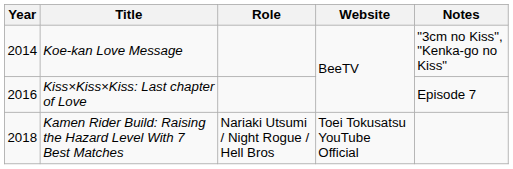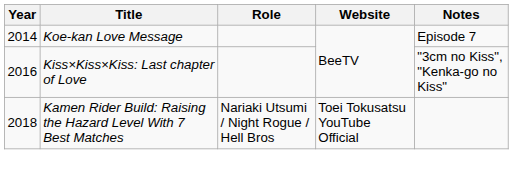(460, 51) "3cm no Kiss", "Kenka-go no Kiss" -> (447, 36) Episode 7
(447, 94) Episode 7 -> (460, 72) "3cm no Kiss", "Kenka-go no Kiss"
